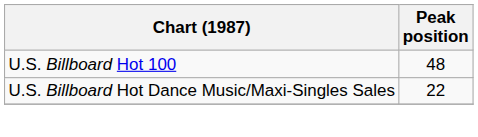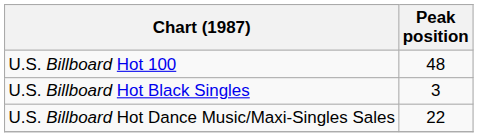+ row: (129, 90)
